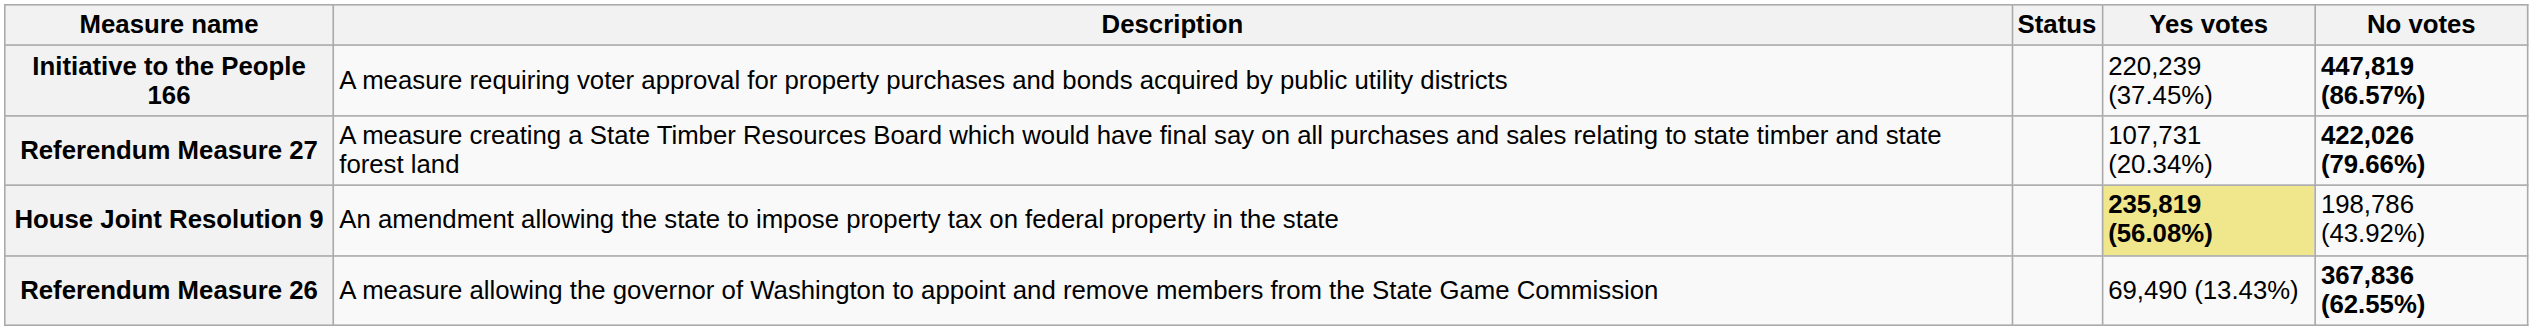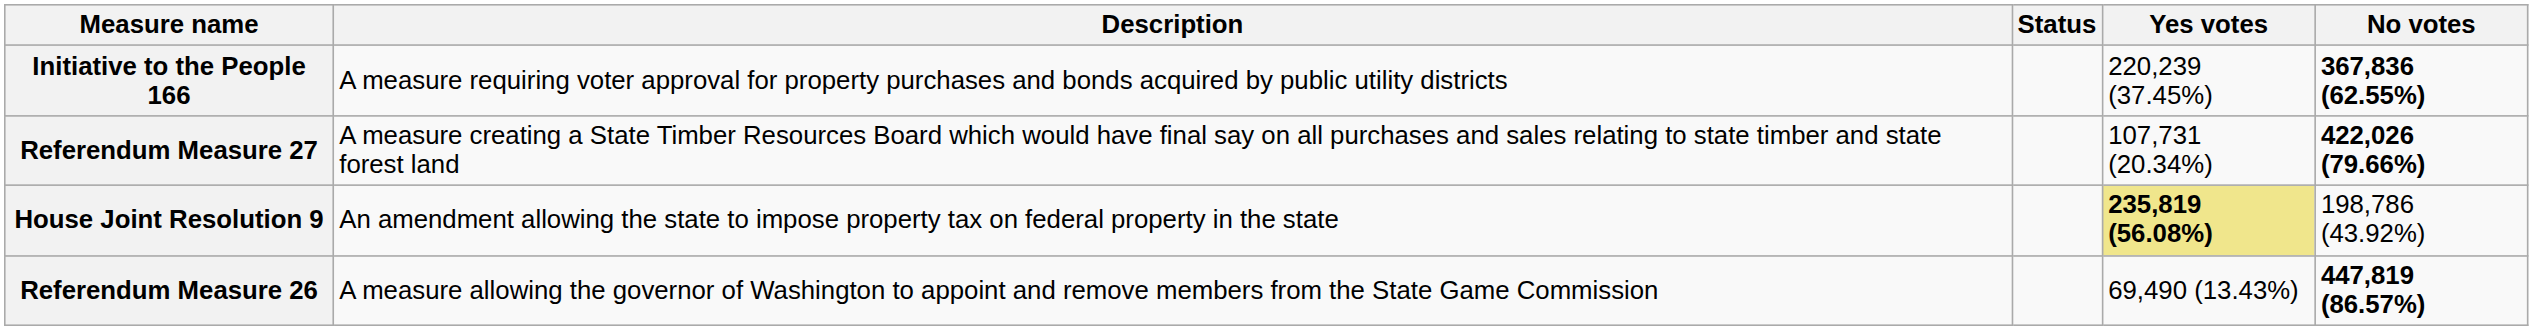(2373, 80) 447,819 (86.57%) -> (2373, 80) 367,836 (62.55%)
(2373, 289) 367,836 (62.55%) -> (2373, 289) 447,819 (86.57%)
